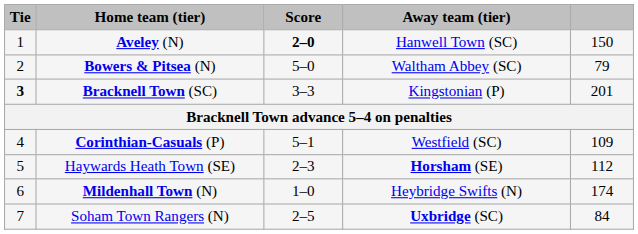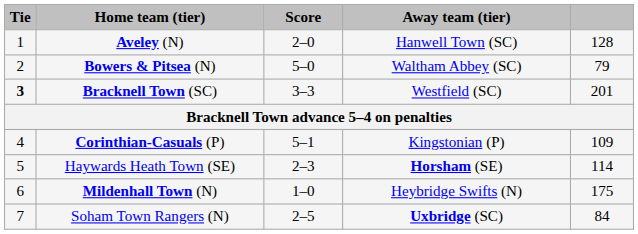(303, 42) bold -> (303, 42) normal
(602, 42) 150 -> (602, 42) 128
(457, 92) Kingstonian (P) -> (457, 92) Westfield (SC)
(457, 142) Westfield (SC) -> (457, 142) Kingstonian (P)
(602, 166) 112 -> (602, 166) 114
(602, 191) 174 -> (602, 191) 175
